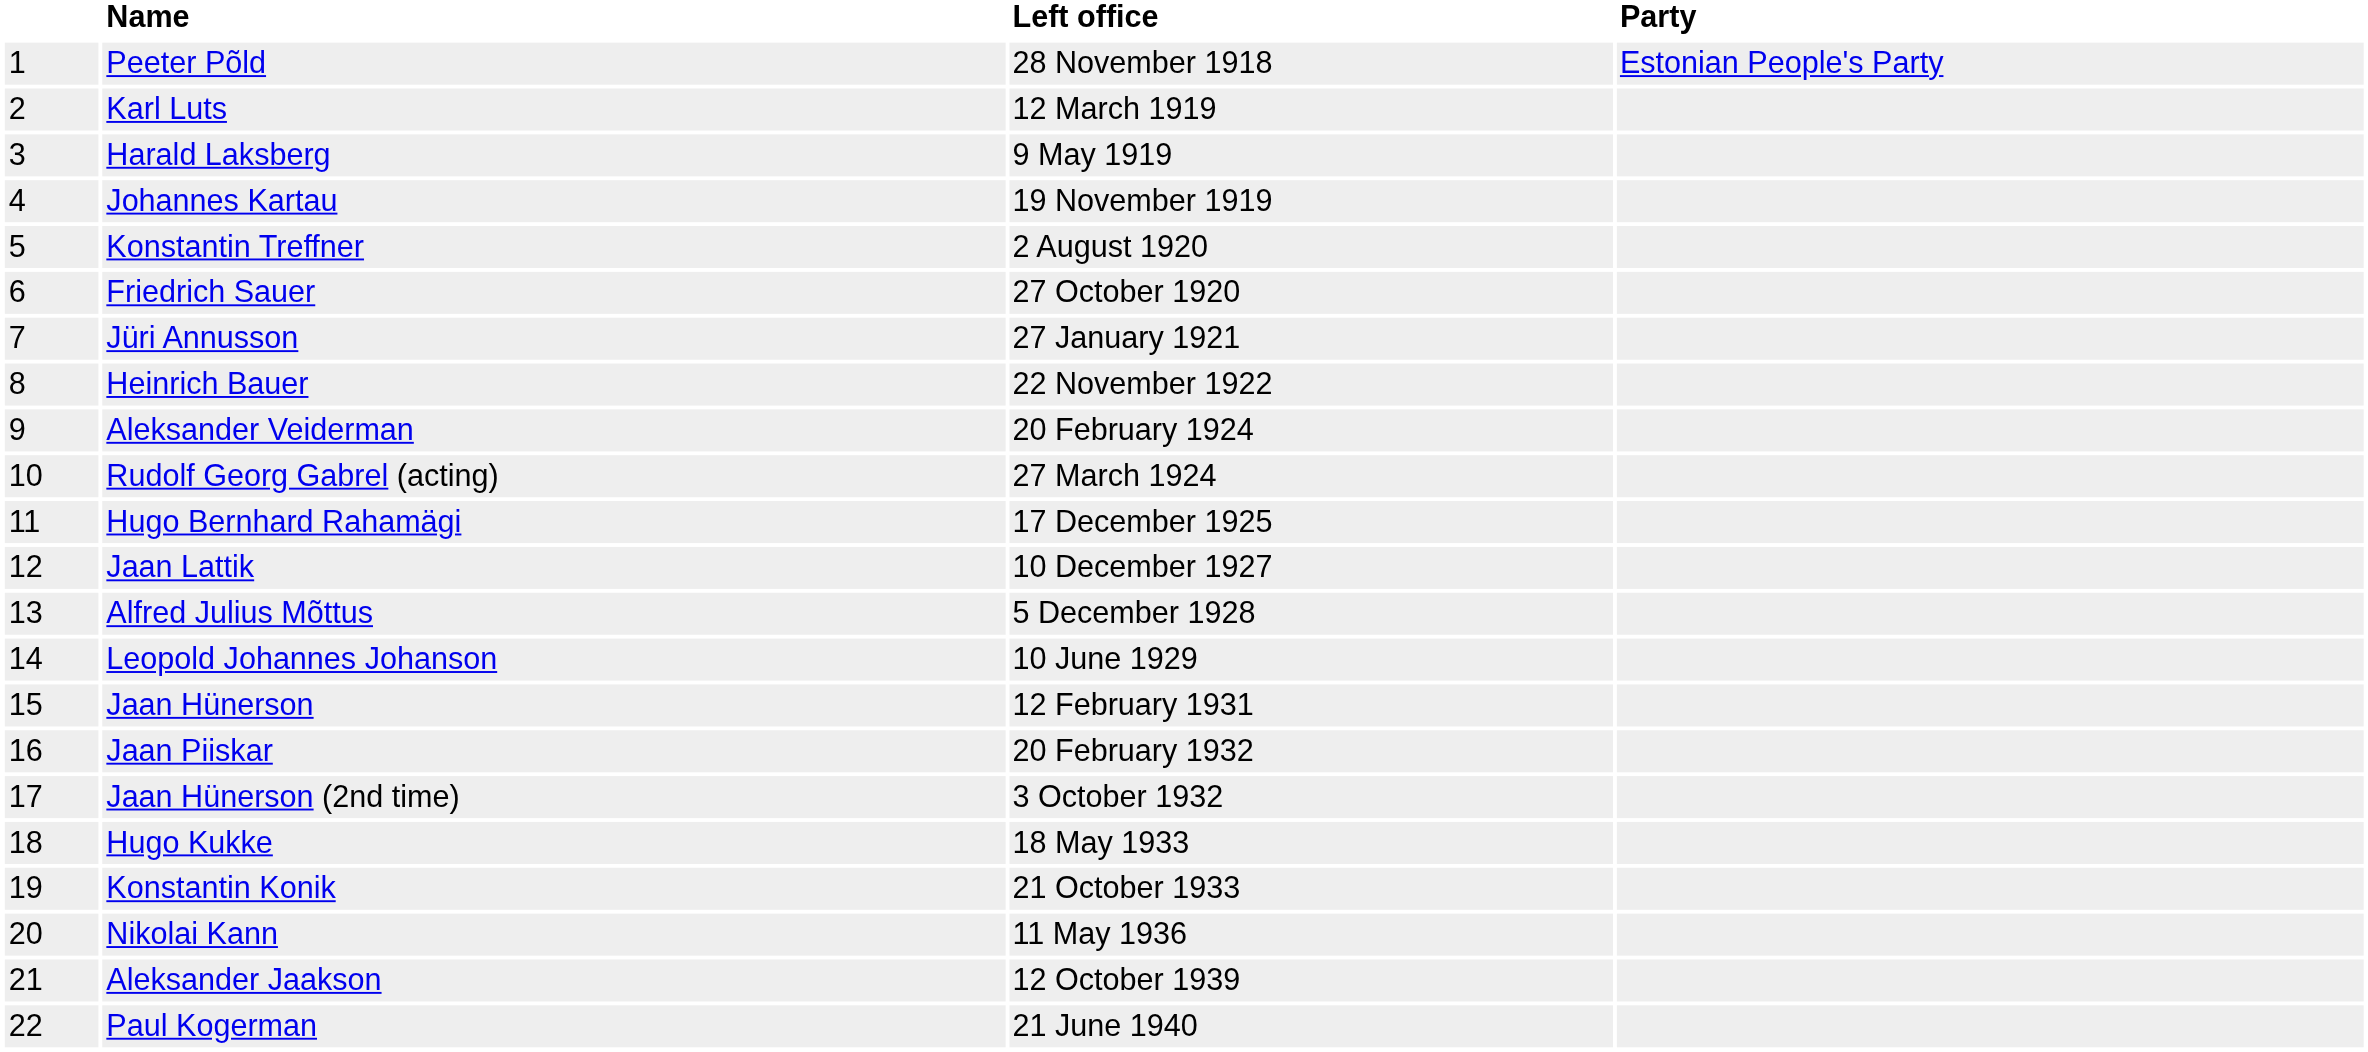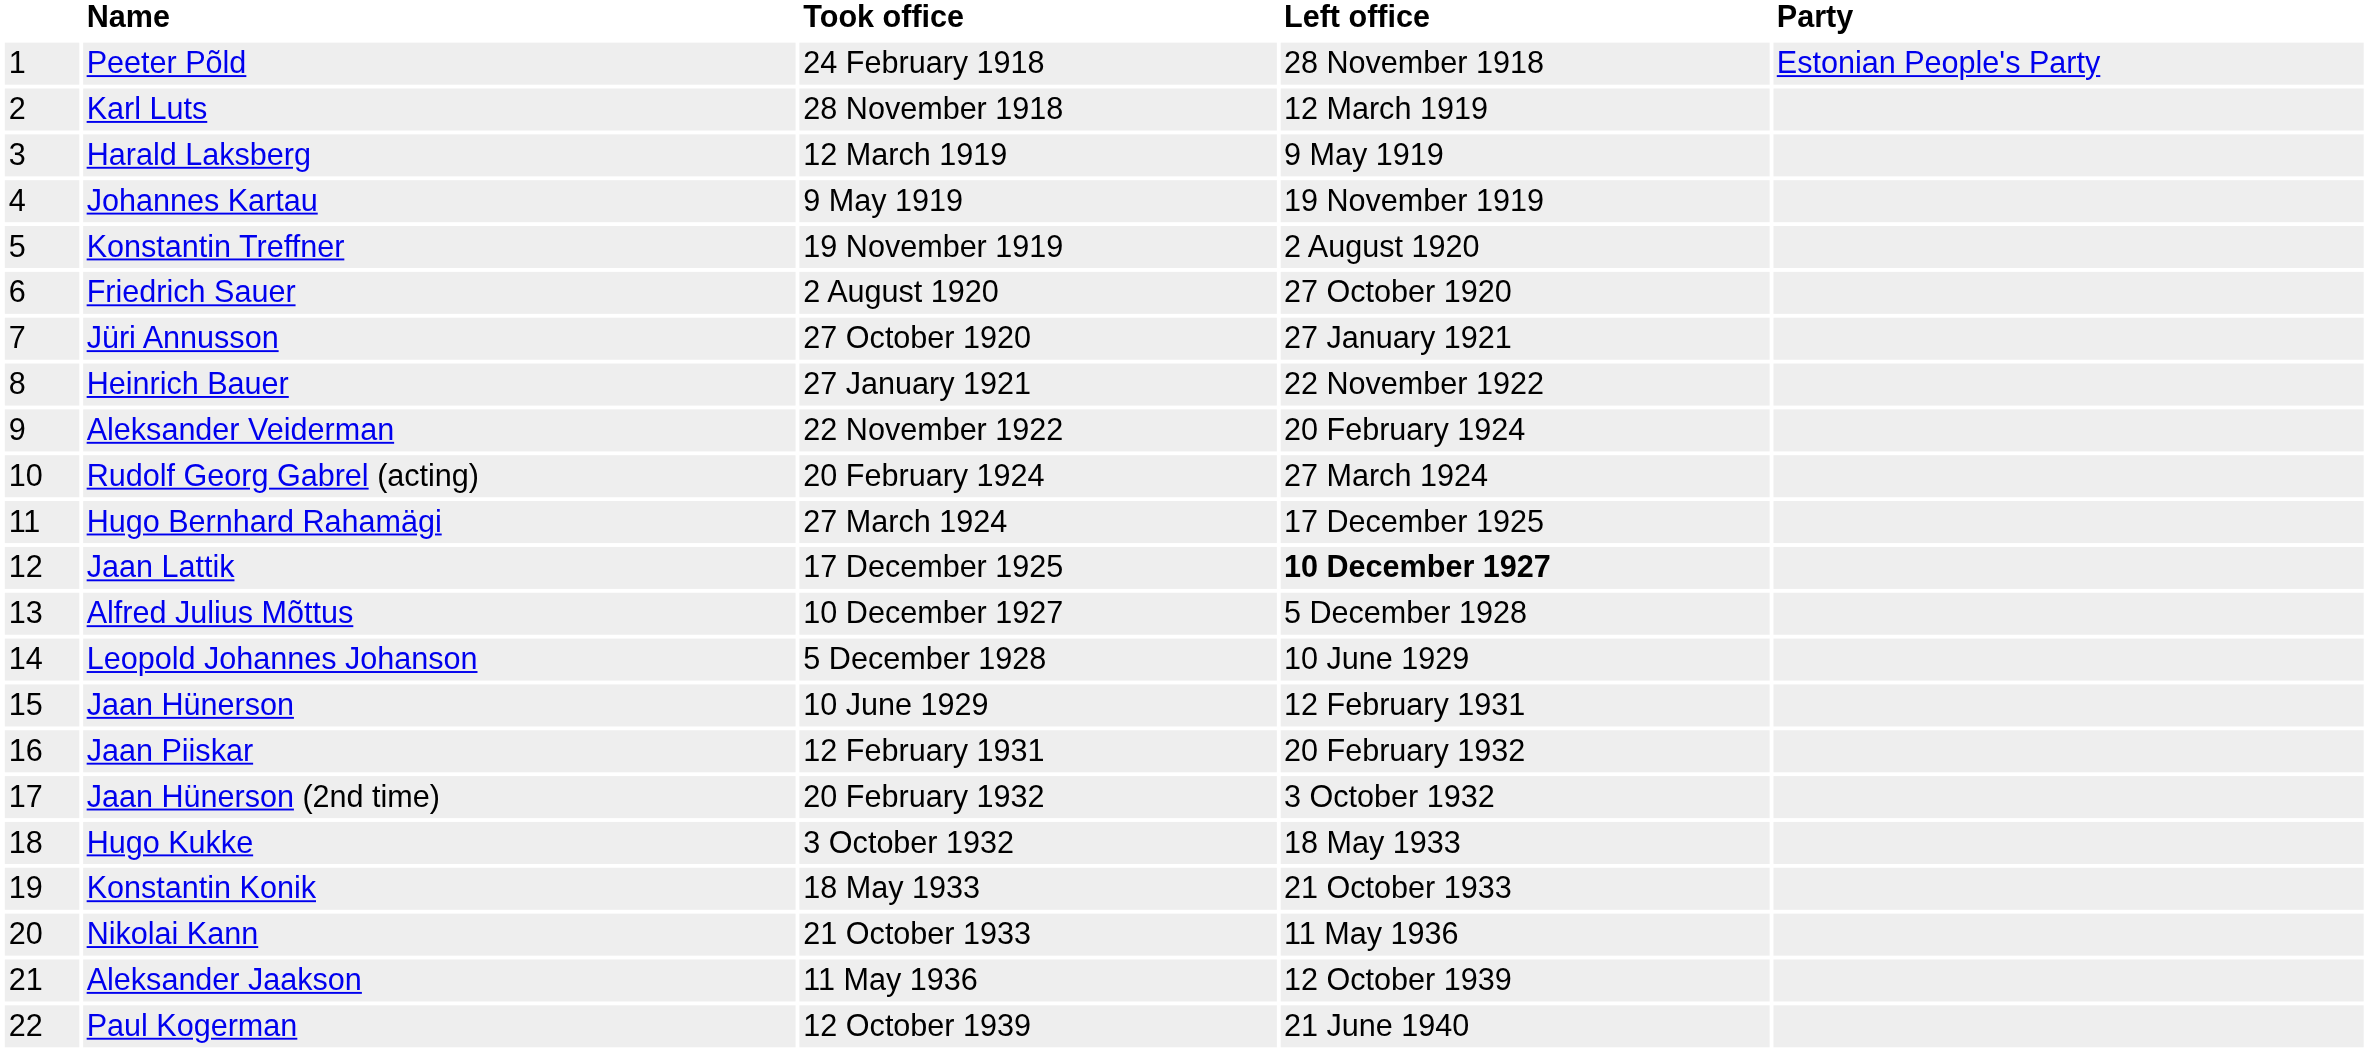+ column: (884, 17)
(1142, 567) normal -> (1417, 567) bold
